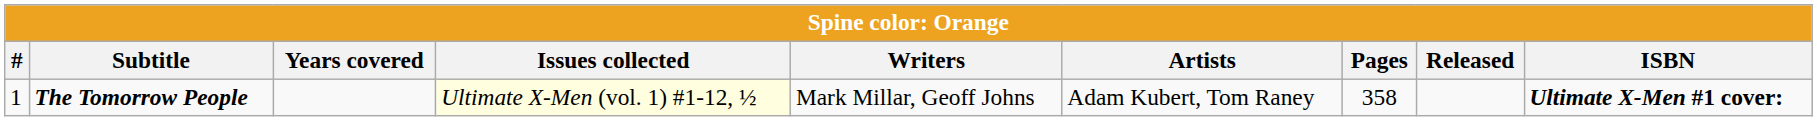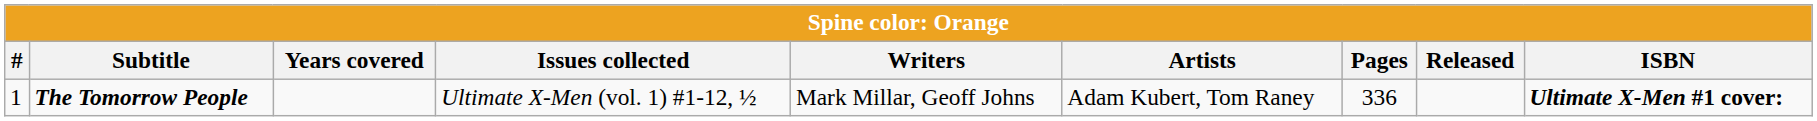(599, 97) lightyellow background -> (599, 97) no background
(1379, 97) 358 -> (1379, 97) 336
